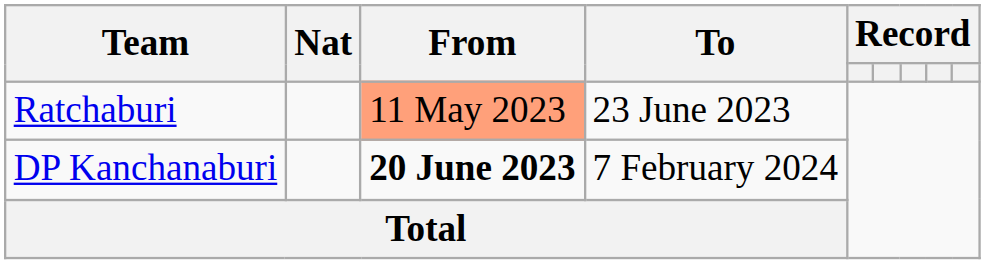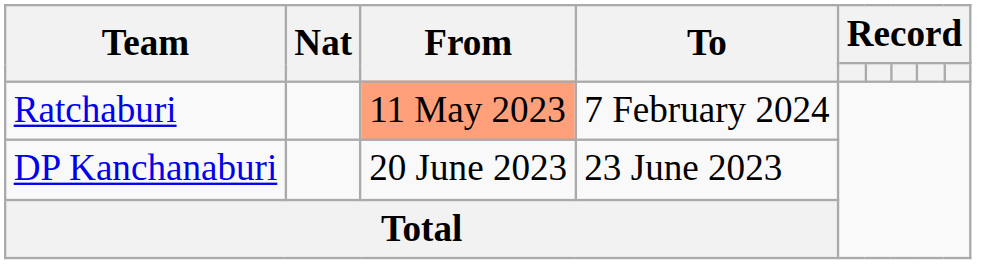(692, 109) 23 June 2023 -> (707, 109) 7 February 2024
(472, 168) bold -> (468, 168) normal
(715, 168) 7 February 2024 -> (683, 168) 23 June 2023
